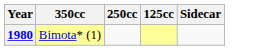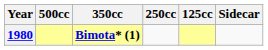+ column: (54, 14)
(70, 34) normal -> (107, 34) bold
